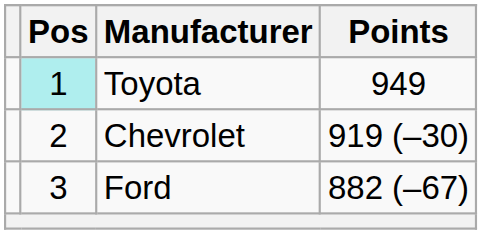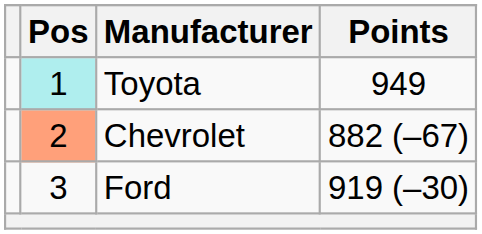(58, 136) no background -> (58, 136) lightsalmon background
(399, 136) 919 (–30) -> (399, 136) 882 (–67)
(399, 188) 882 (–67) -> (399, 188) 919 (–30)
